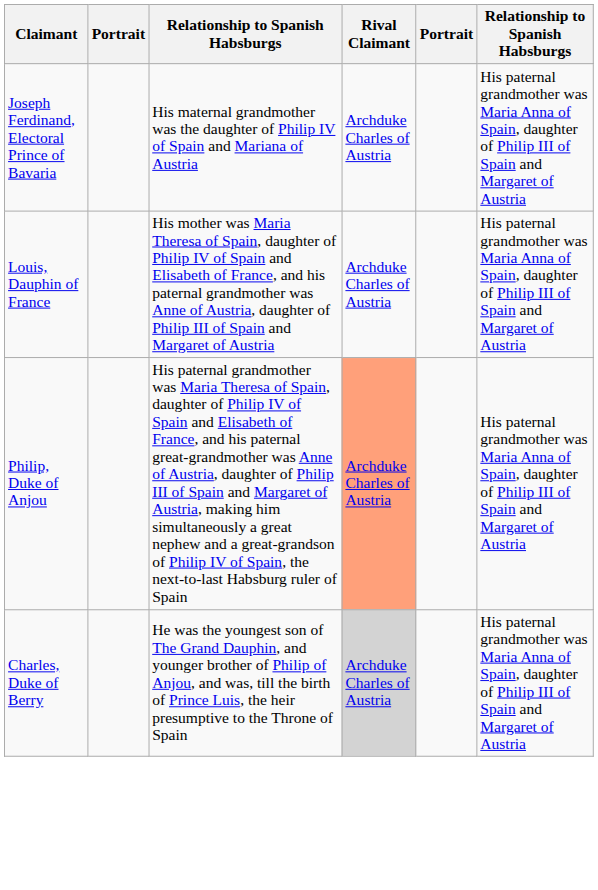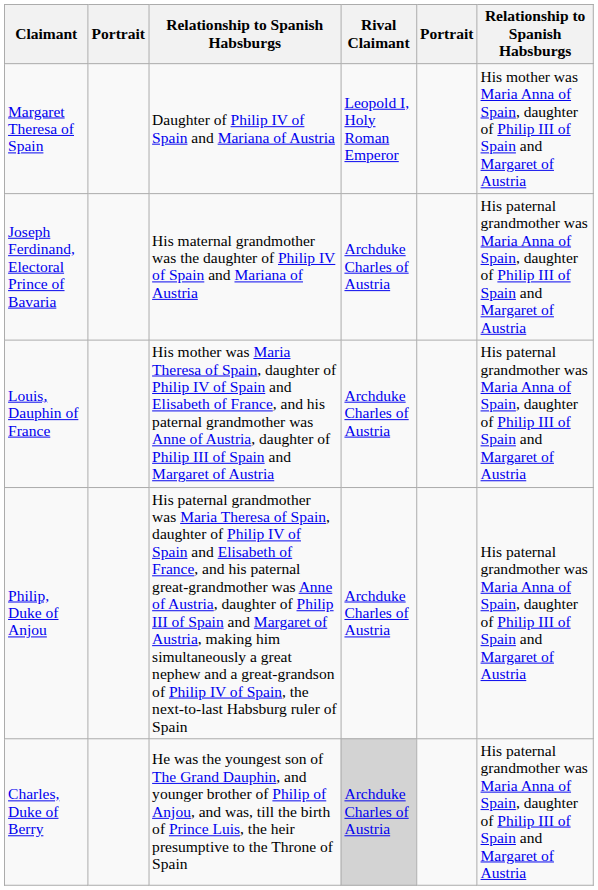+ row: (41, 128)
(378, 483) lightsalmon background -> (377, 612) no background
